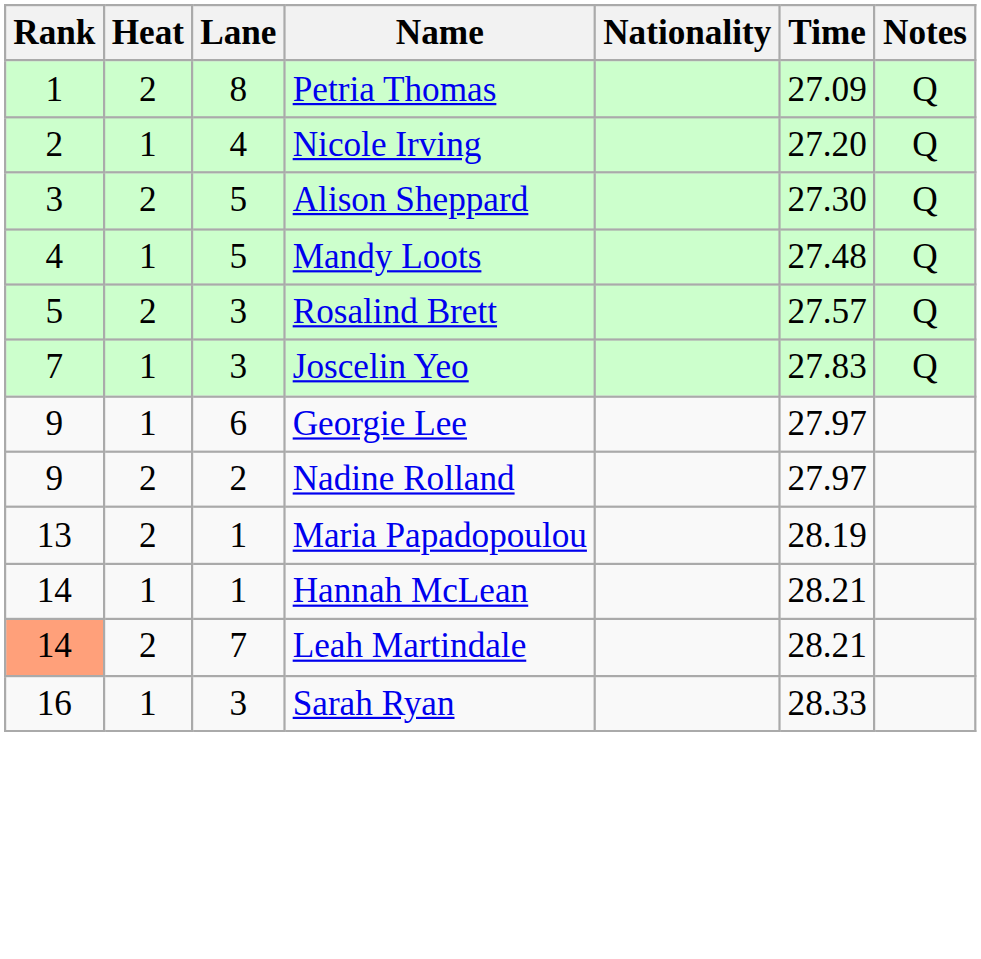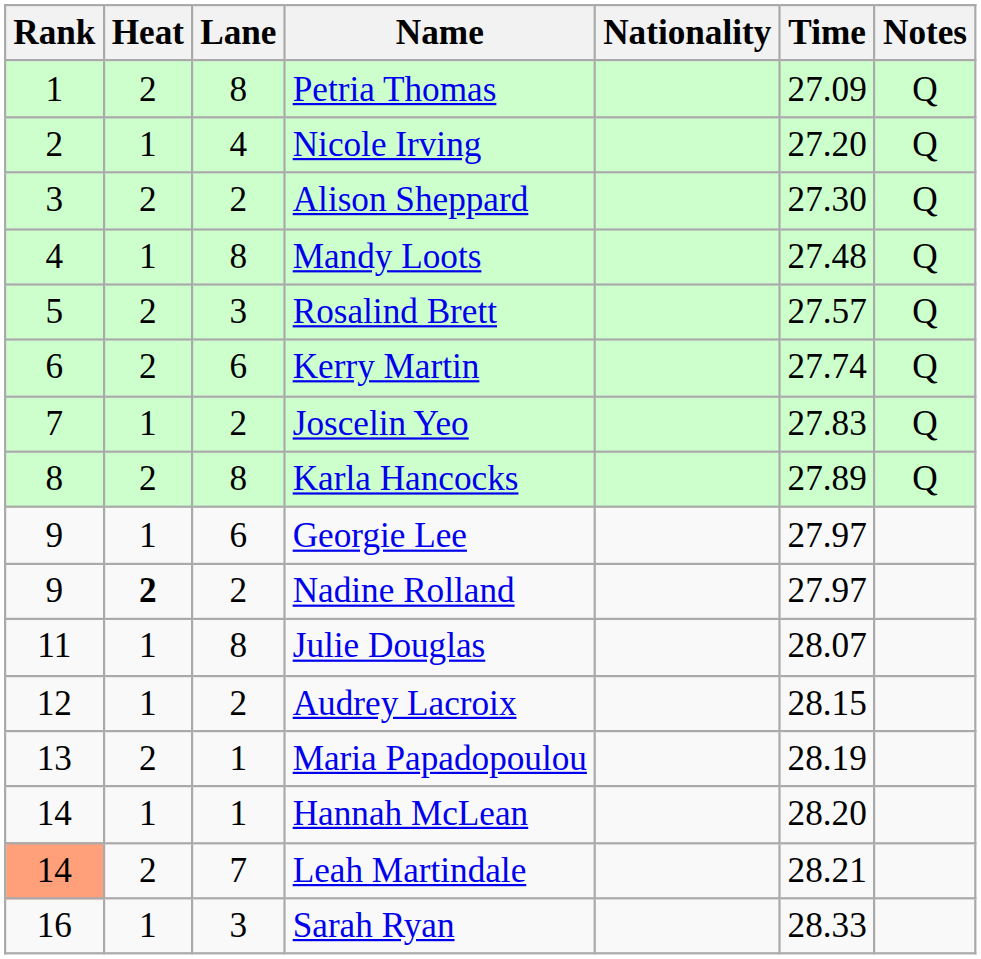(238, 199) 5 -> (238, 199) 2
(238, 255) 5 -> (238, 255) 8
+ row: (386, 367)
(238, 367) 3 -> (238, 423) 2
+ row: (406, 479)
(148, 479) normal -> (148, 590) bold
+ row: (389, 646)
+ row: (405, 702)
(827, 590) 28.21 -> (827, 813) 28.20
